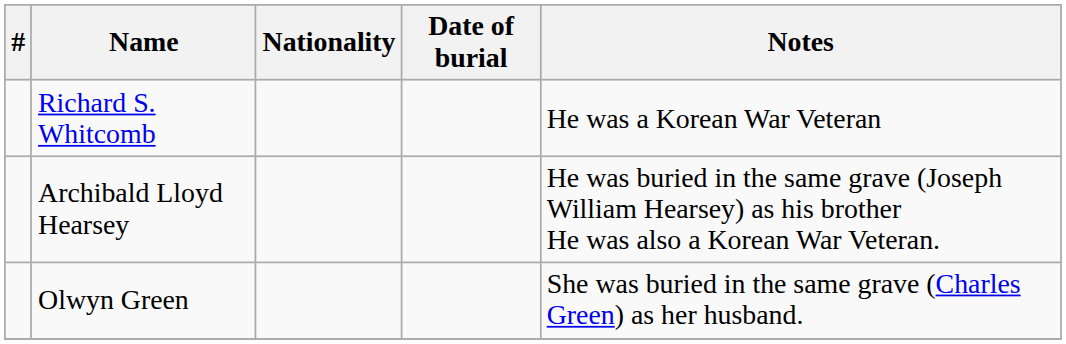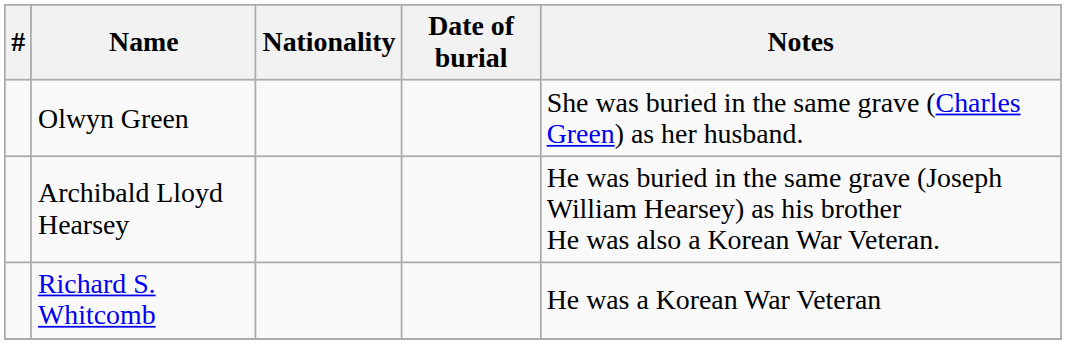rows swapped: (97, 117) <-> (113, 299)
